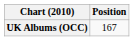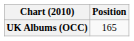(109, 28) 167 -> (109, 28) 165
